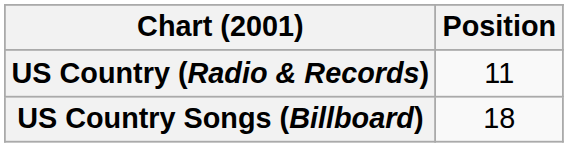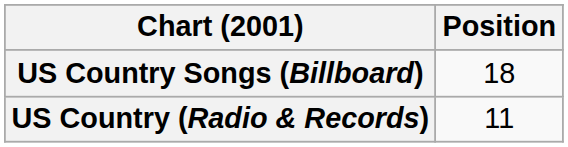rows swapped: (220, 118) <-> (220, 73)
